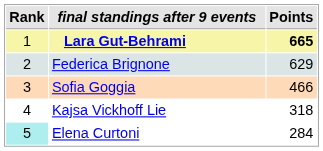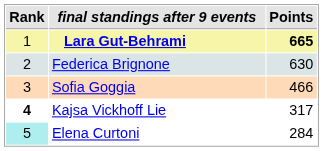(301, 64) 629 -> (301, 64) 630
(27, 111) normal -> (27, 111) bold
(301, 111) 318 -> (301, 111) 317
